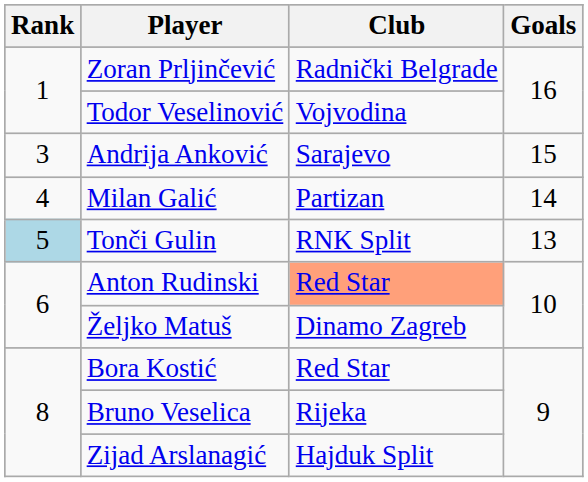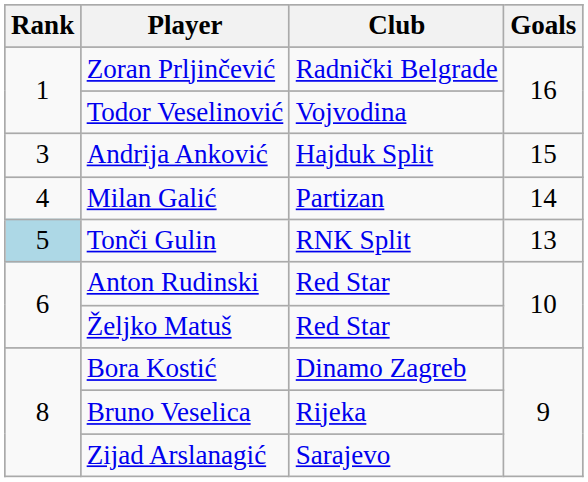(343, 154) Sarajevo -> (364, 154) Hajduk Split
(343, 283) lightsalmon background -> (343, 283) no background
(381, 326) Dinamo Zagreb -> (343, 326) Red Star
(343, 369) Red Star -> (381, 369) Dinamo Zagreb
(364, 454) Hajduk Split -> (343, 454) Sarajevo
